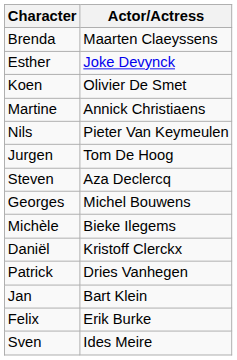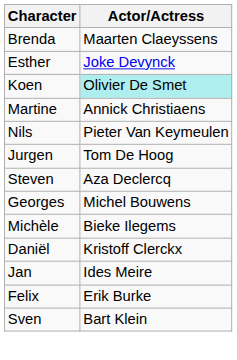(135, 86) no background -> (135, 86) paleturquoise background
- row: (30, 272)
(115, 296) Bart Klein -> (118, 272) Ides Meire
(118, 343) Ides Meire -> (115, 319) Bart Klein
